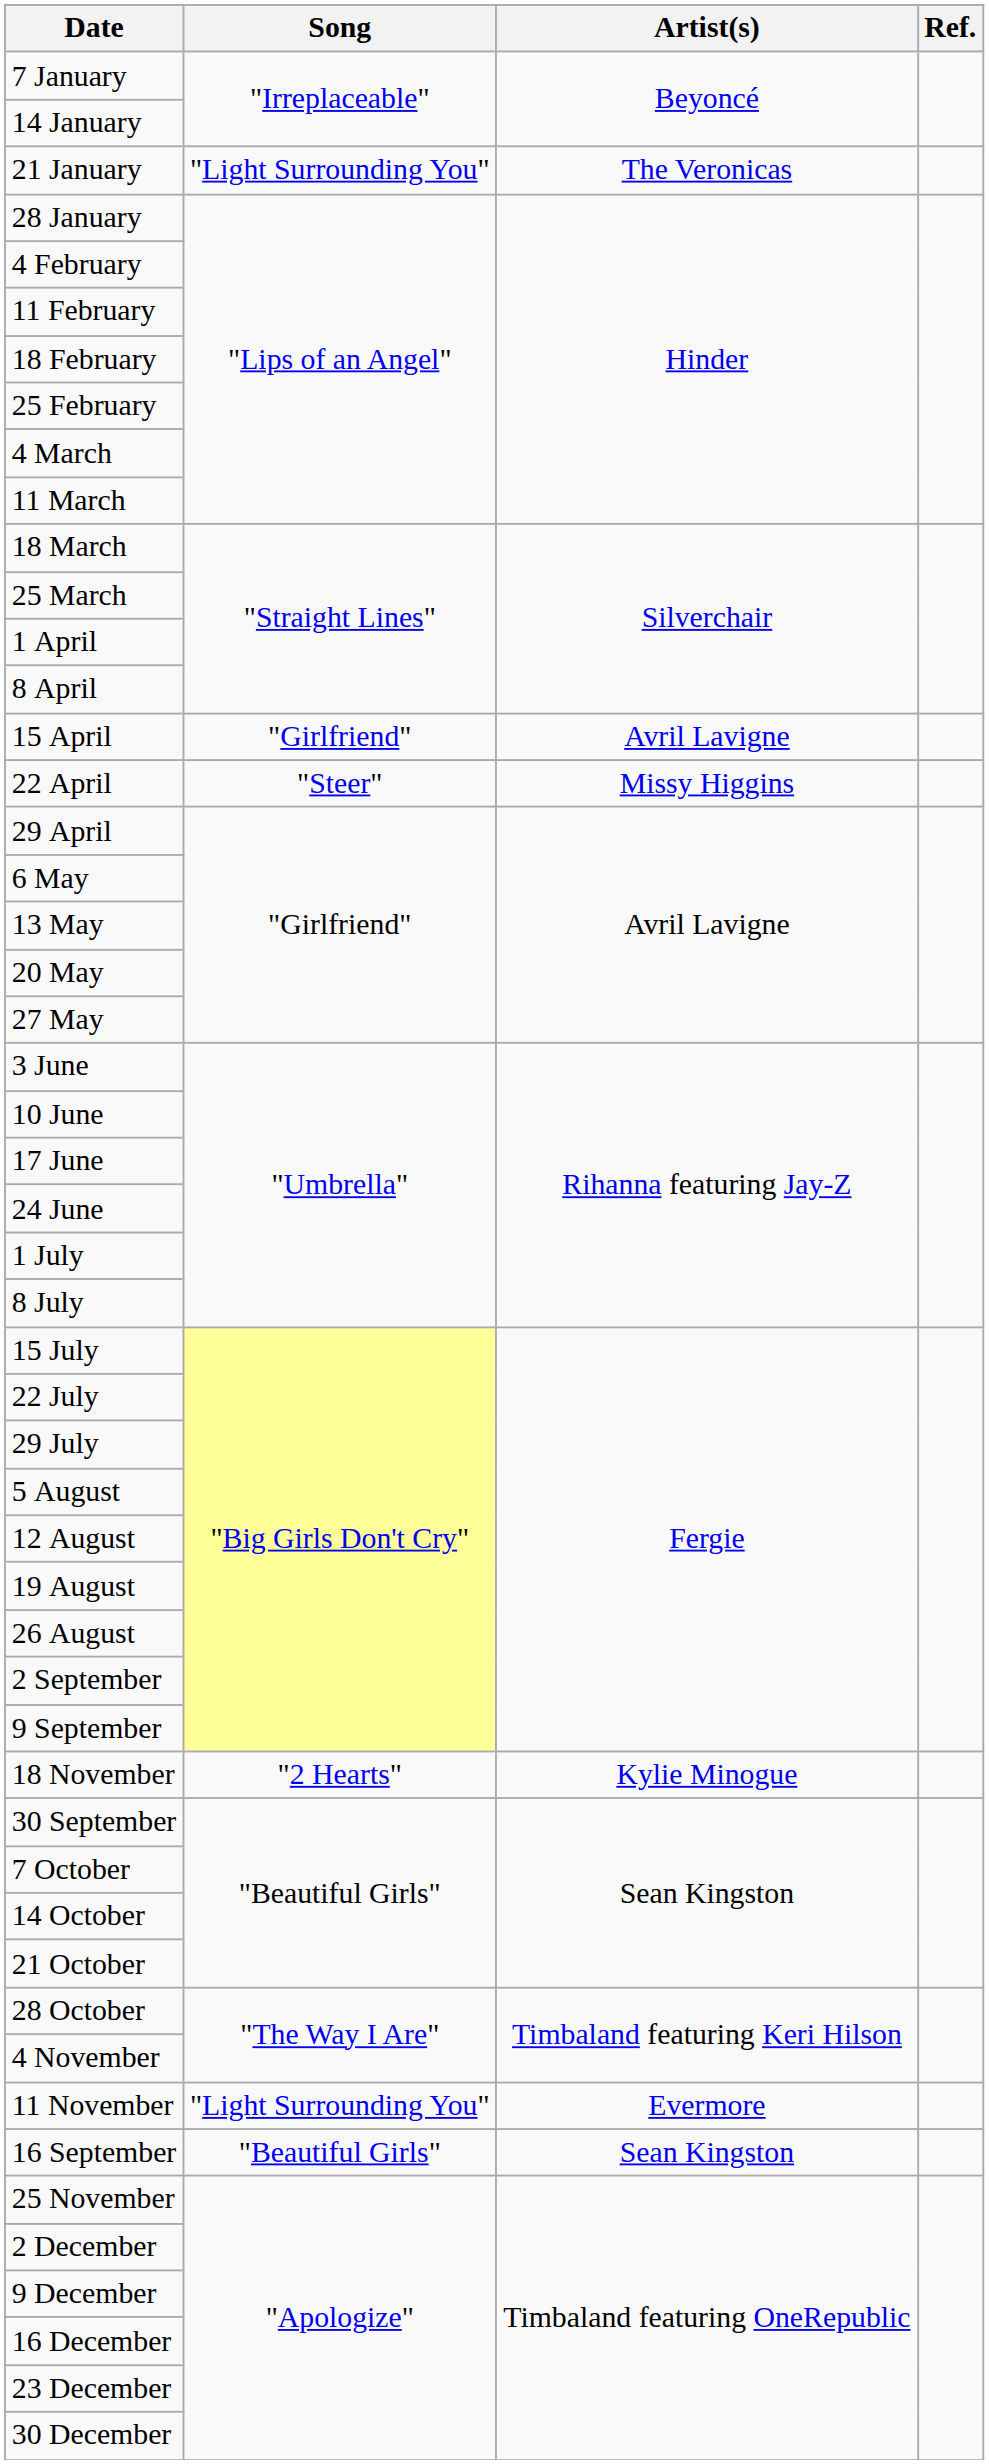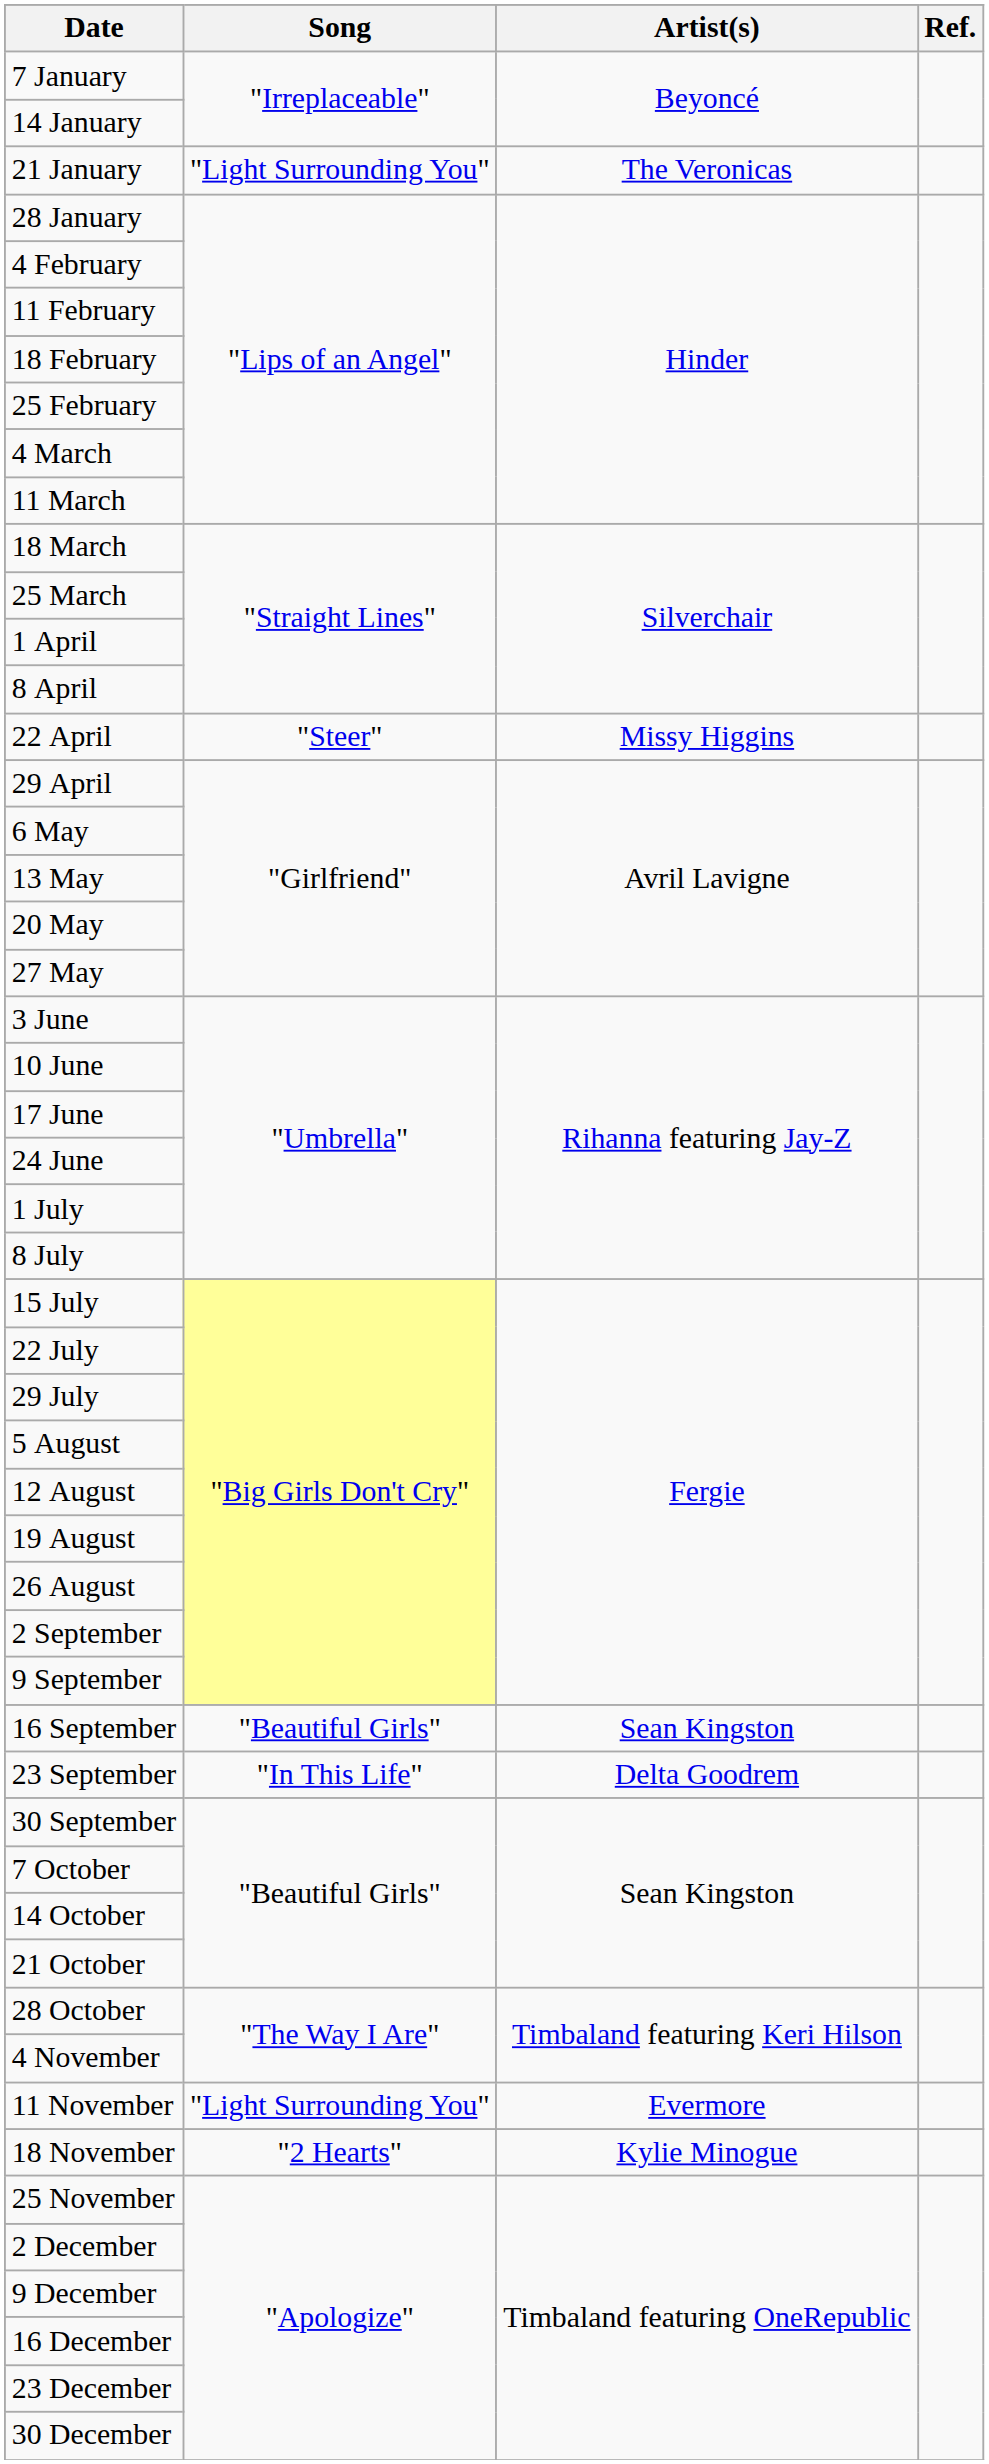- row: (62, 736)
rows swapped: (94, 2151) <-> (93, 1774)
+ row: (94, 1774)
